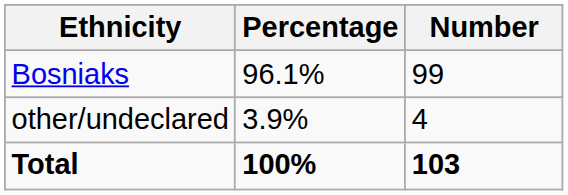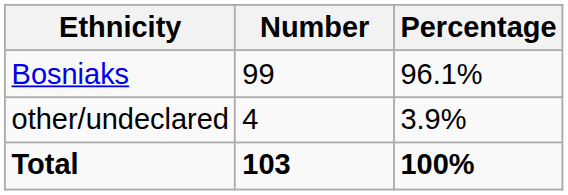columns swapped: (484, 27) <-> (320, 27)
